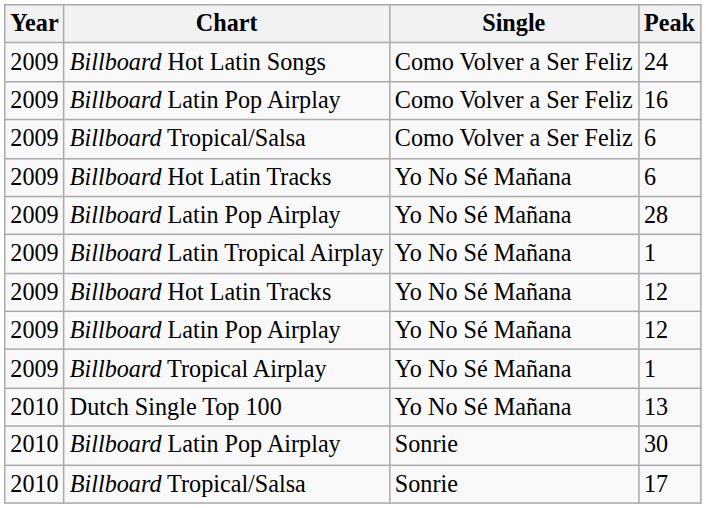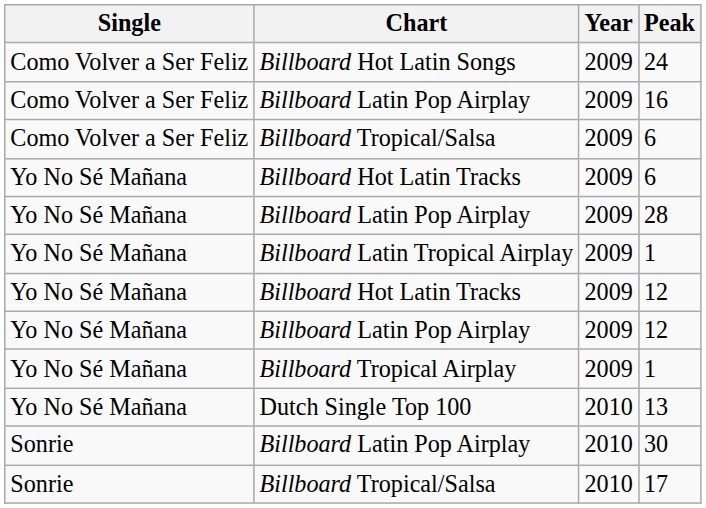columns swapped: (34, 23) <-> (514, 23)
